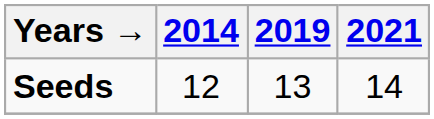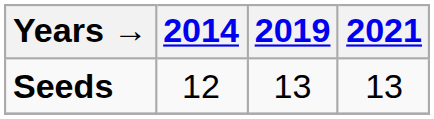(384, 85) 14 -> (384, 85) 13
